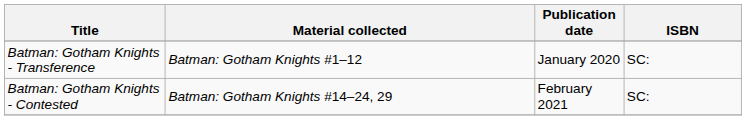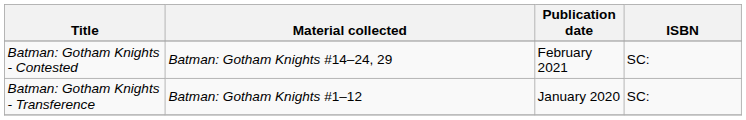rows swapped: (84, 59) <-> (84, 96)
